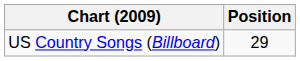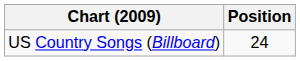(260, 42) 29 -> (260, 42) 24
